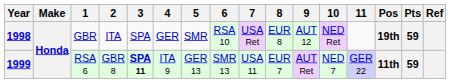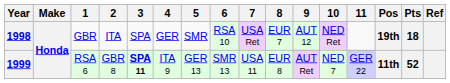(279, 36) EUR 8 -> (279, 36) EUR 7
(413, 36) 59 -> (413, 36) 18
(279, 65) EUR 7 -> (279, 65) EUR 8
(413, 65) 59 -> (413, 65) 52
